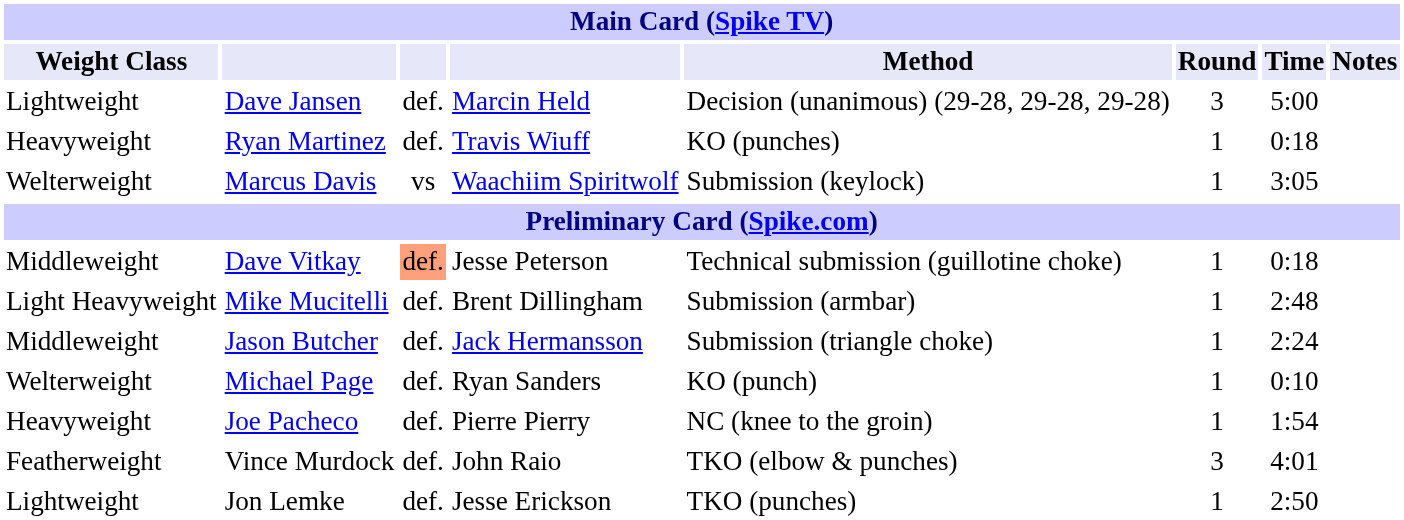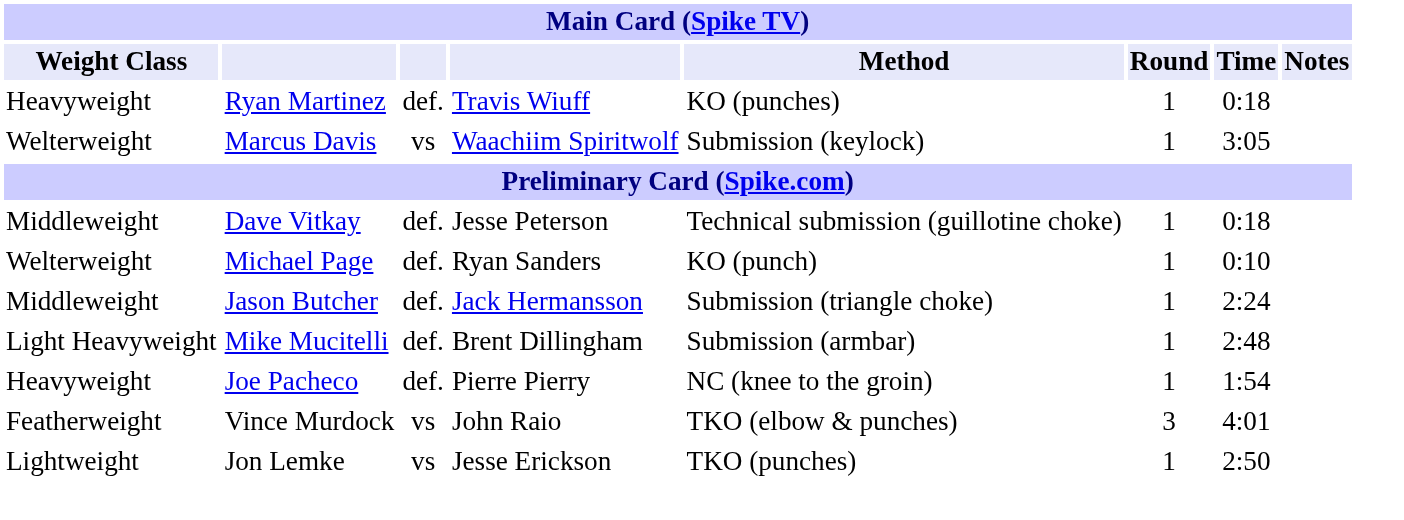- row: (293, 101)
(423, 261) lightsalmon background -> (423, 221) no background
rows swapped: (299, 381) <-> (307, 301)
(423, 461) def. -> (423, 421) vs
(423, 501) def. -> (423, 461) vs
